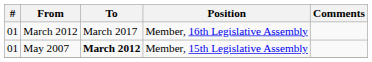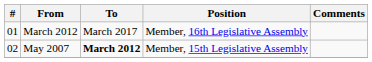(13, 48) 01 -> (13, 48) 02
